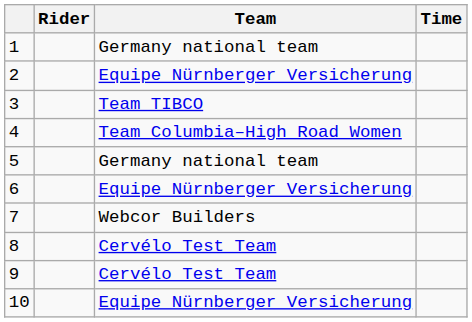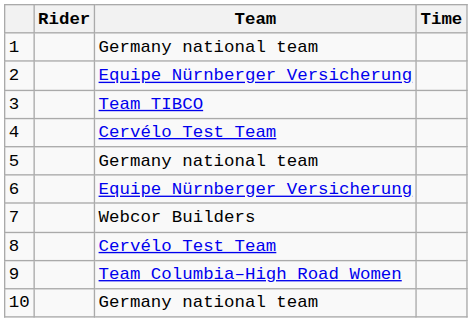(250, 132) Team Columbia–High Road Women -> (187, 132) Cervélo Test Team
(187, 274) Cervélo Test Team -> (250, 274) Team Columbia–High Road Women
(255, 303) Equipe Nürnberger Versicherung -> (208, 303) Germany national team
